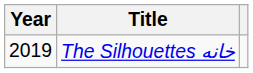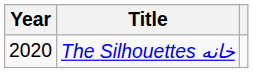(31, 51) 2019 -> (31, 51) 2020
